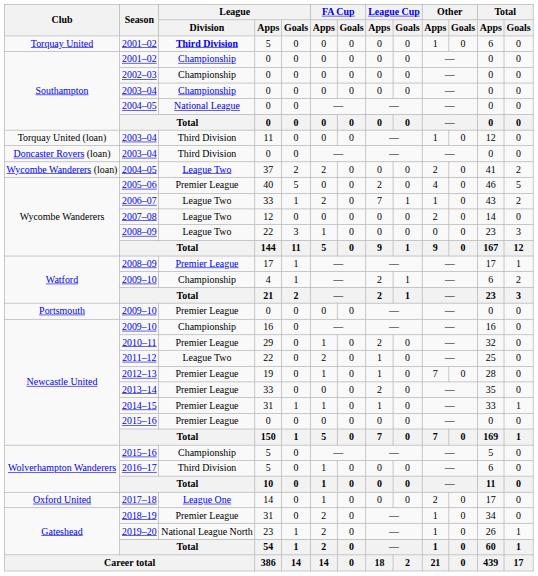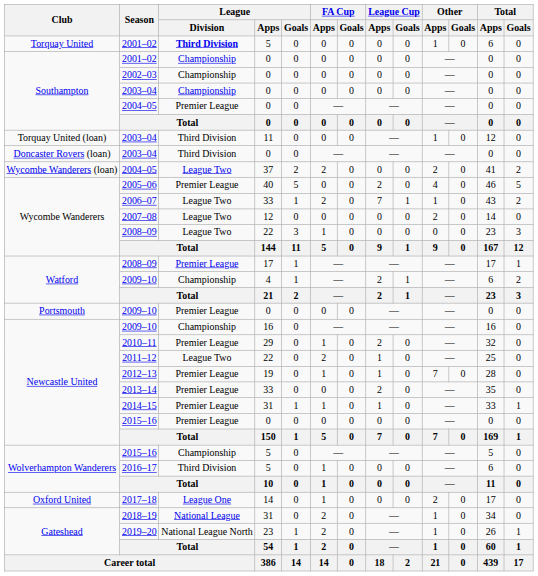(207, 106) National League -> (207, 106) Premier League
(207, 515) Premier League -> (207, 515) National League
